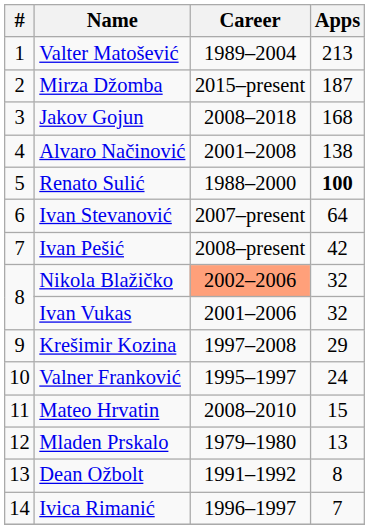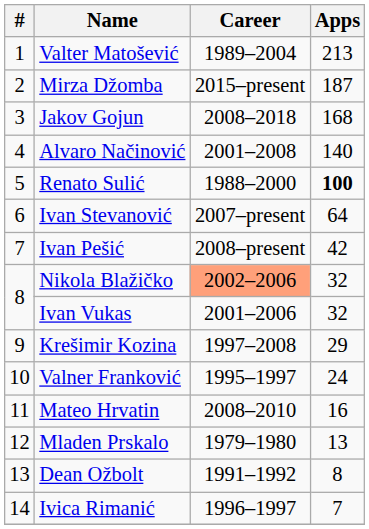(337, 150) 138 -> (337, 150) 140
(337, 410) 15 -> (337, 410) 16
